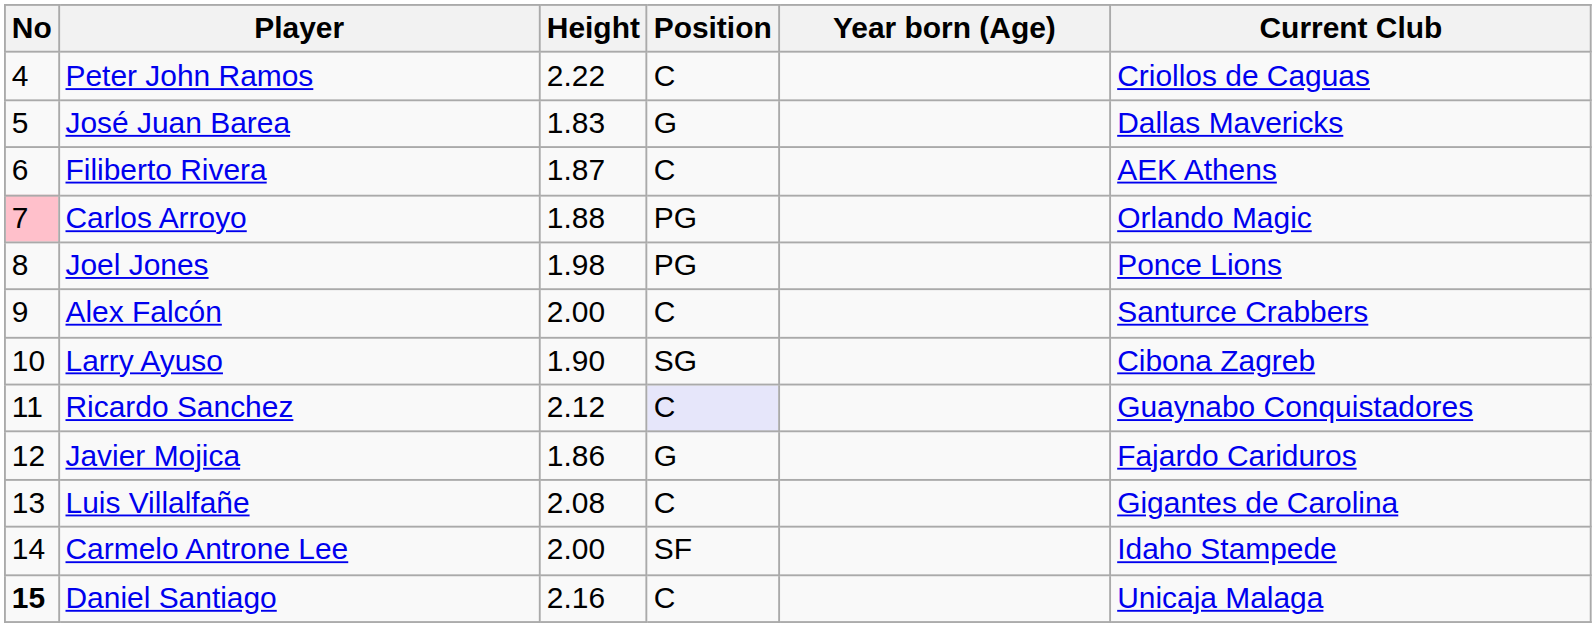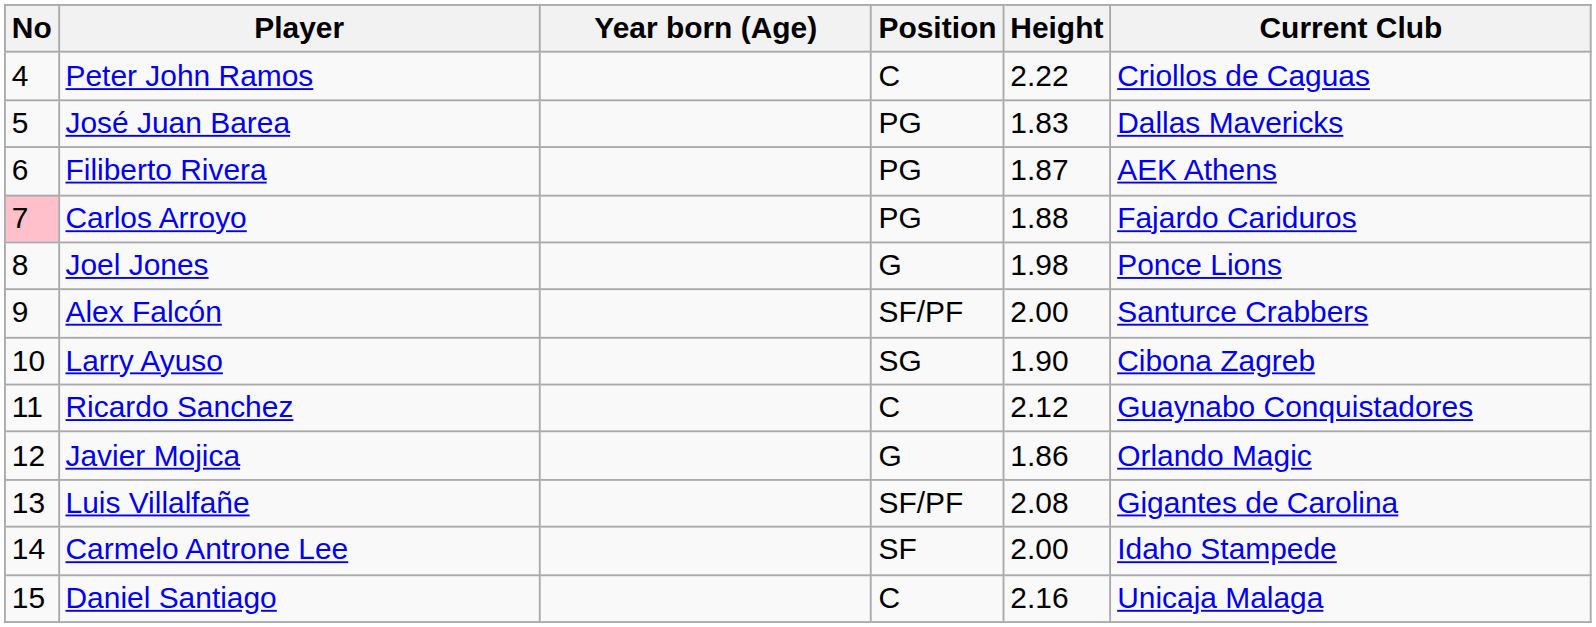columns swapped: (593, 28) <-> (944, 28)
(665, 123) G -> (900, 123) PG
(664, 170) C -> (900, 170) PG
(1214, 218) Orlando Magic -> (1237, 218) Fajardo Cariduros
(675, 265) PG -> (890, 265) G
(664, 312) C -> (921, 312) SF/PF
(664, 407) lavender background -> (889, 407) no background
(1237, 455) Fajardo Cariduros -> (1214, 455) Orlando Magic
(664, 502) C -> (921, 502) SF/PF
(28, 597) bold -> (28, 597) normal
